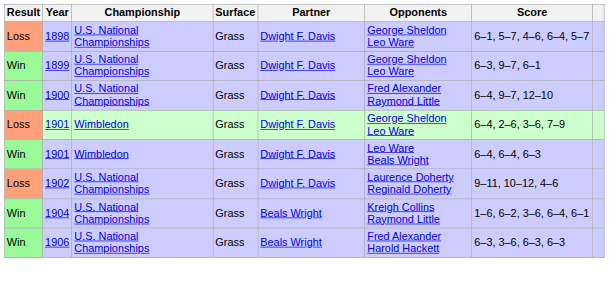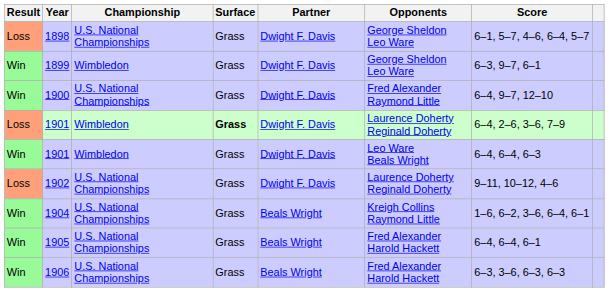(112, 65) U.S. National Championships -> (102, 65) Wimbledon
(230, 124) normal -> (231, 124) bold
(407, 124) George Sheldon Leo Ware -> (411, 124) Laurence Doherty Reginald Doherty
+ row: (16, 242)
